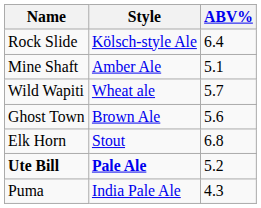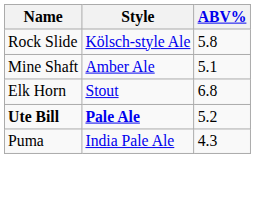(214, 41) 6.4 -> (207, 41) 5.8
- row: (46, 91)
- row: (46, 116)
